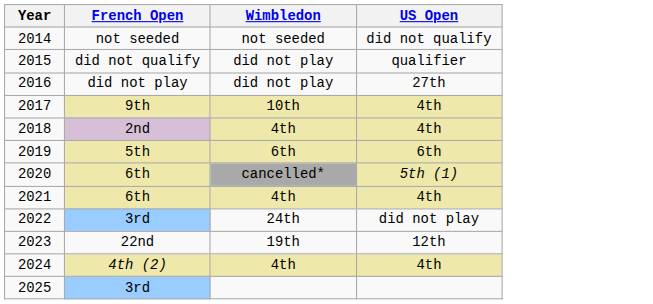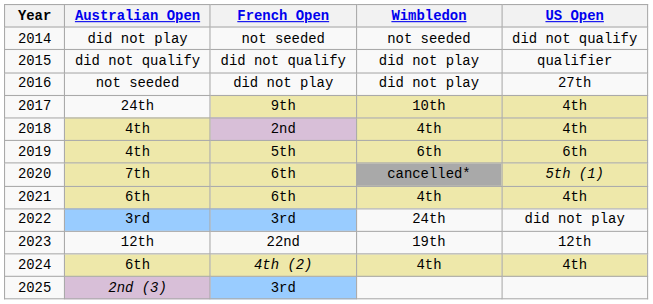+ column: (138, 16)
